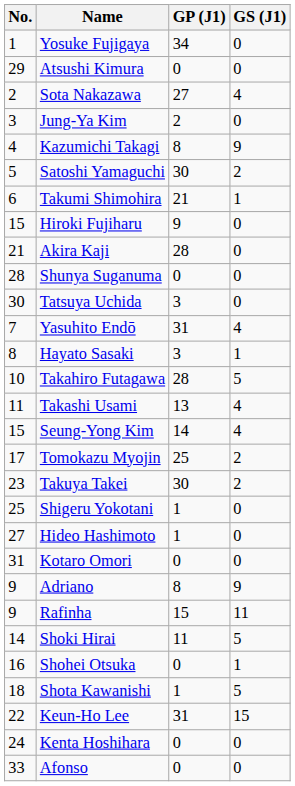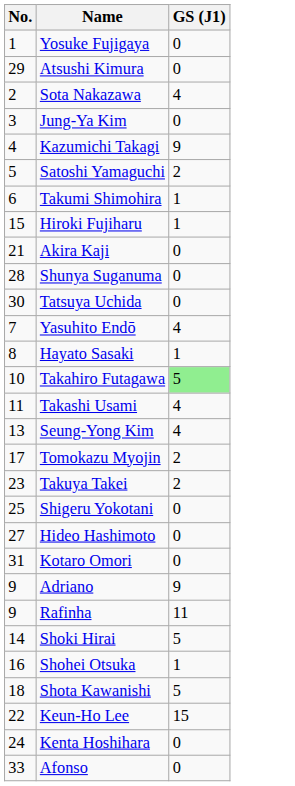- column: (199, 17)
(237, 224) 0 -> (177, 224) 1
(237, 379) no background -> (177, 379) lightgreen background
(16, 431) 15 -> (16, 431) 13
